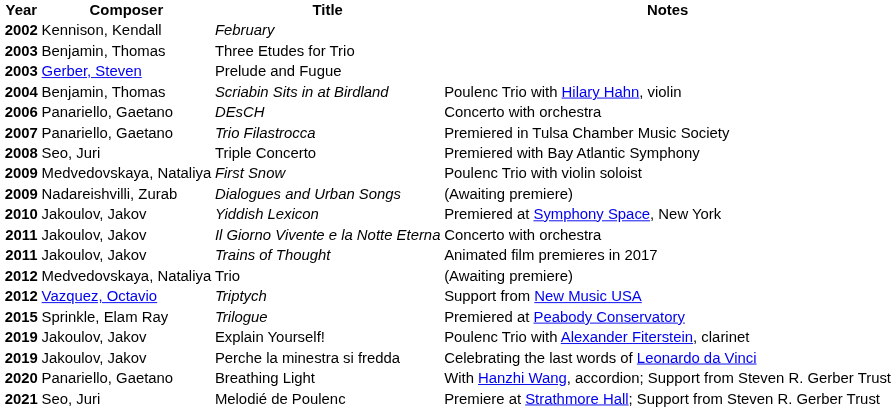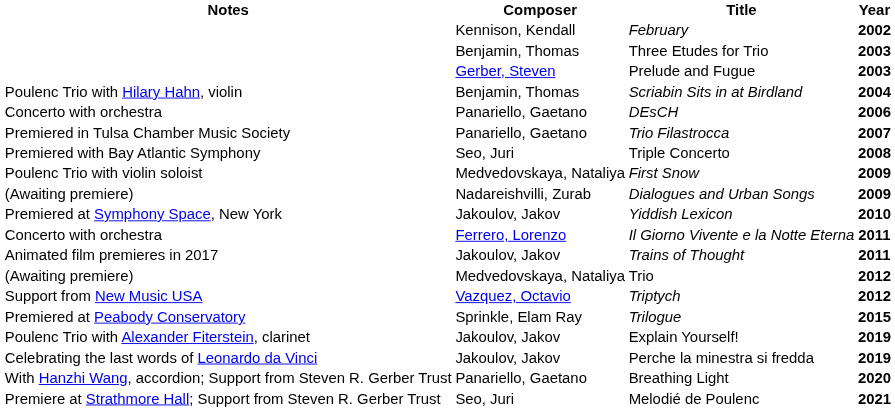columns swapped: (21, 10) <-> (668, 10)
(94, 235) Jakoulov, Jakov -> (511, 235) Ferrero, Lorenzo
